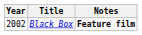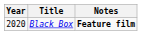(16, 24) 2002 -> (16, 24) 2020
